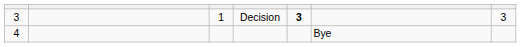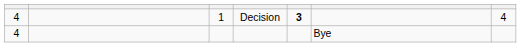(16, 17) 3 -> (16, 17) 4
(503, 17) 3 -> (503, 17) 4
